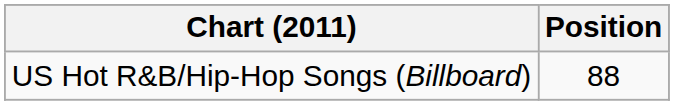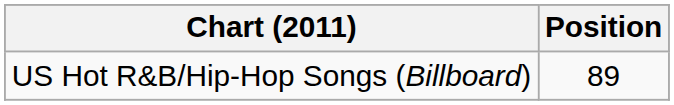(604, 75) 88 -> (604, 75) 89
